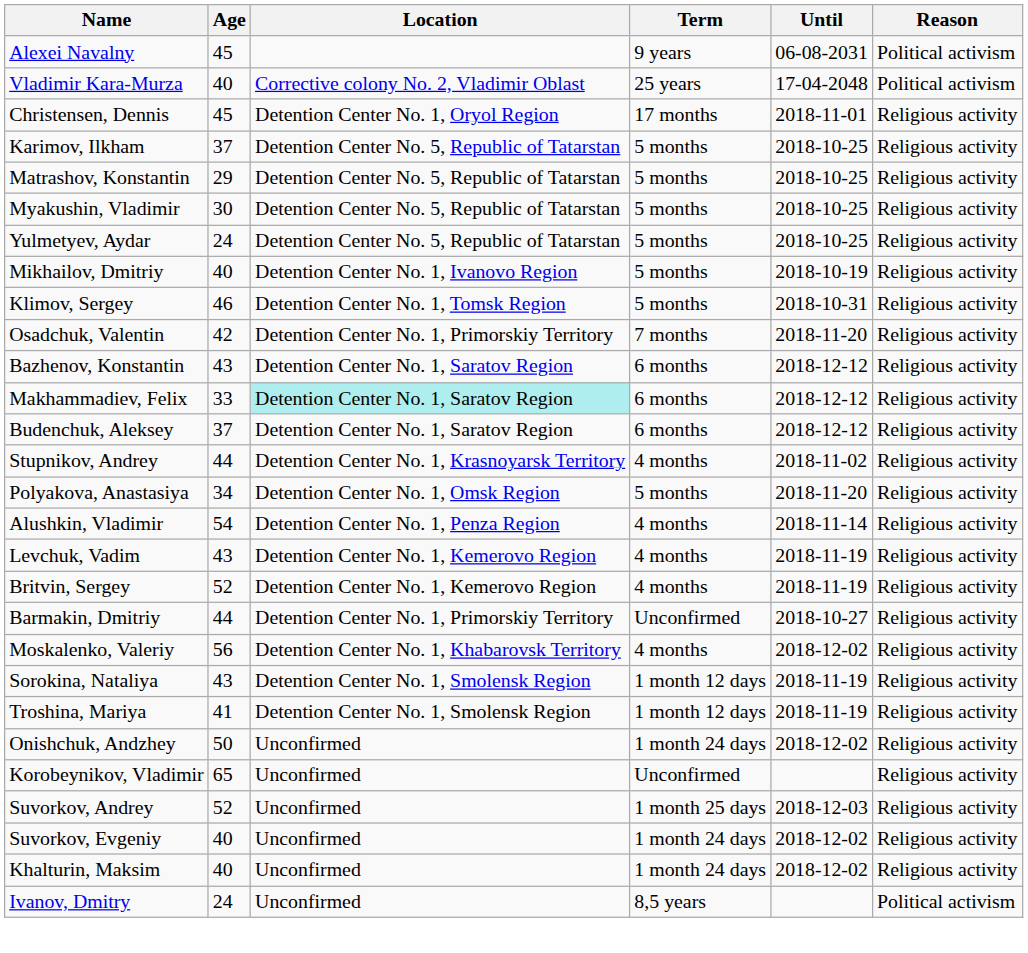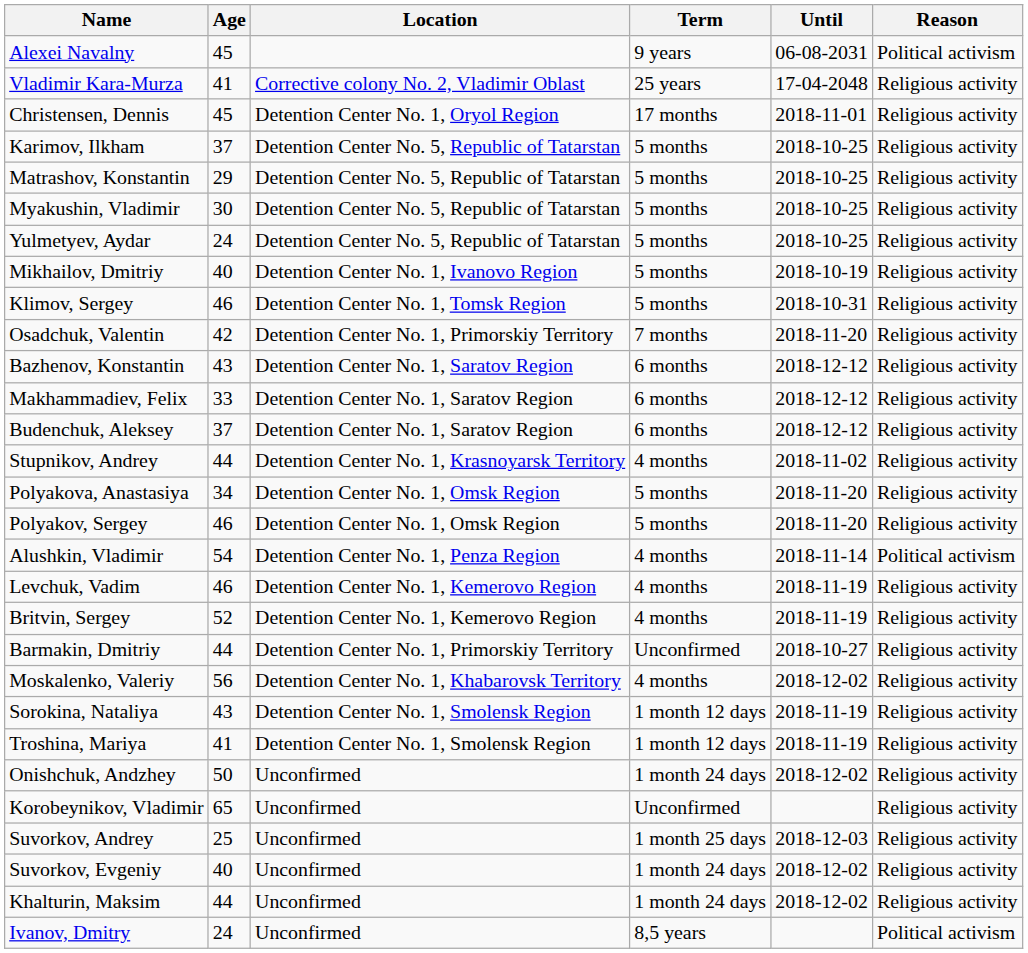(223, 83) 40 -> (223, 83) 41
(946, 83) Political activism -> (947, 83) Religious activity
(414, 397) paleturquoise background -> (414, 397) no background
+ row: (78, 523)
(947, 523) Religious activity -> (946, 555) Political activism
(223, 555) 43 -> (223, 586) 46
(223, 806) 52 -> (223, 838) 25
(223, 869) 40 -> (223, 901) 44
